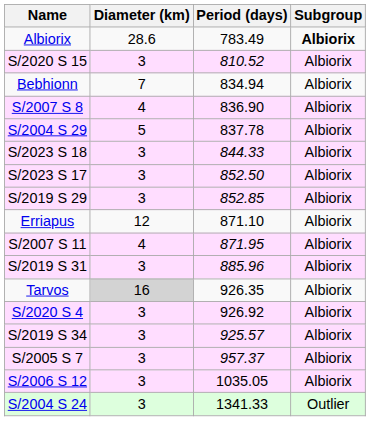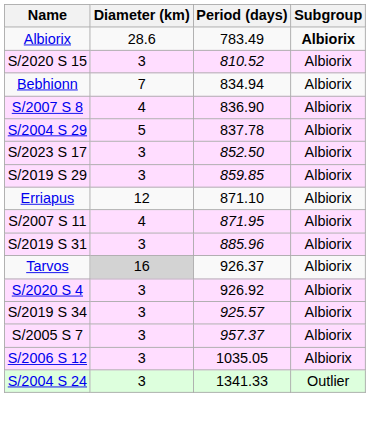- row: (47, 152)
(242, 198) 852.85 -> (242, 175) 859.85
(242, 289) 926.35 -> (242, 267) 926.37
